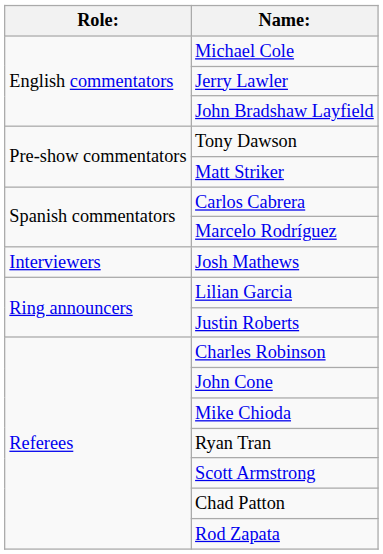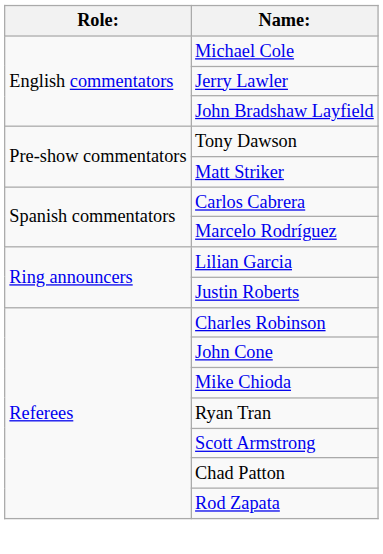- row: (247, 262)
